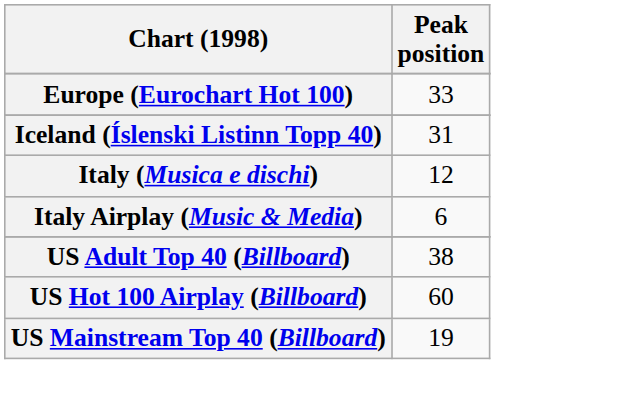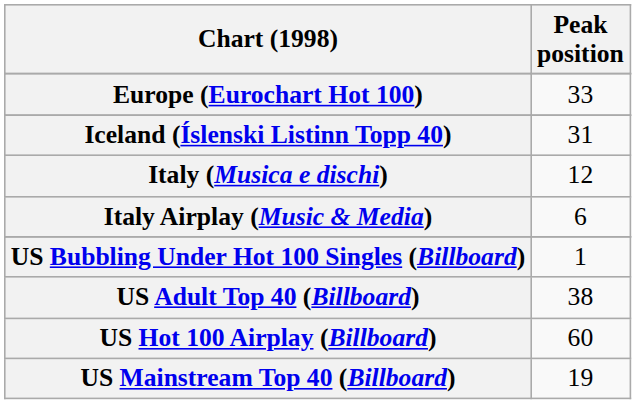+ row: (268, 256)
